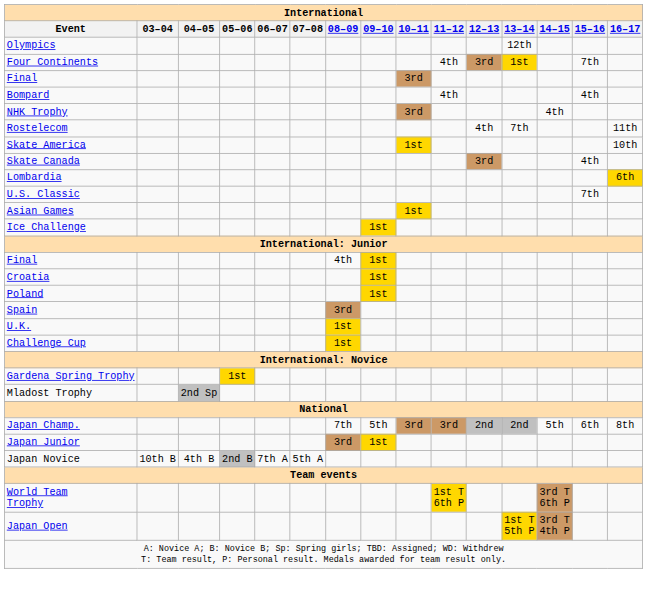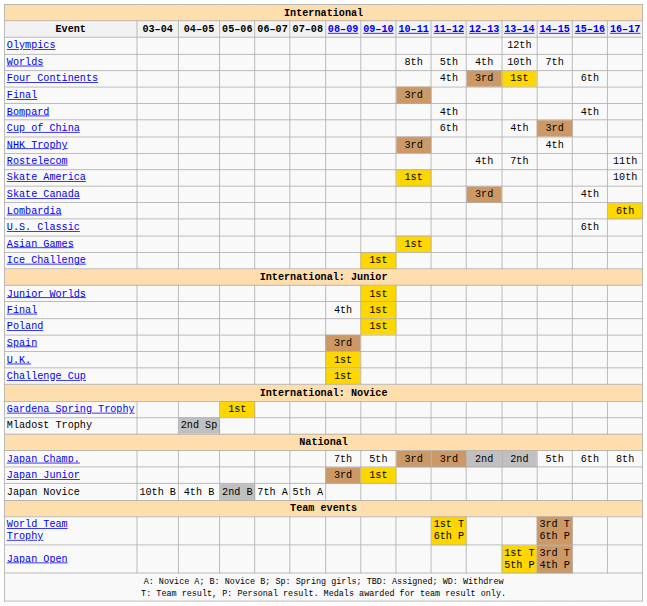+ row: (25, 62)
(590, 62) 7th -> (590, 79) 6th
+ row: (43, 128)
(590, 194) 7th -> (590, 227) 6th
+ row: (46, 294)
- row: (28, 277)
